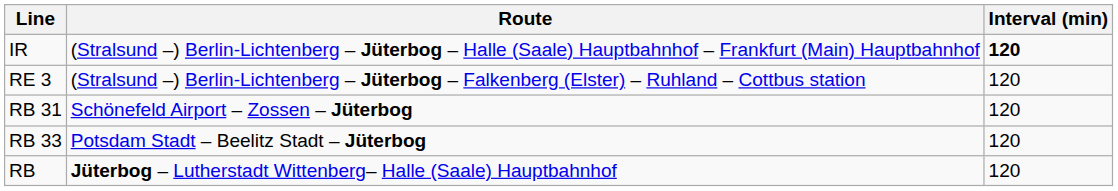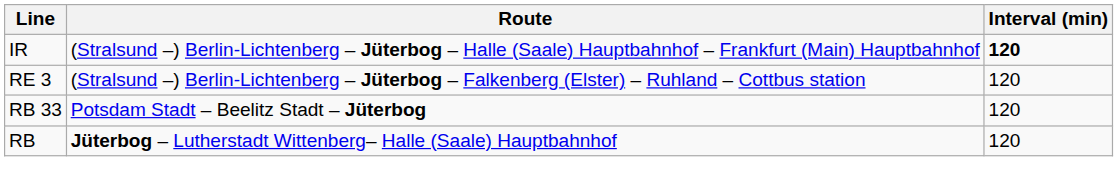- row: (35, 110)
